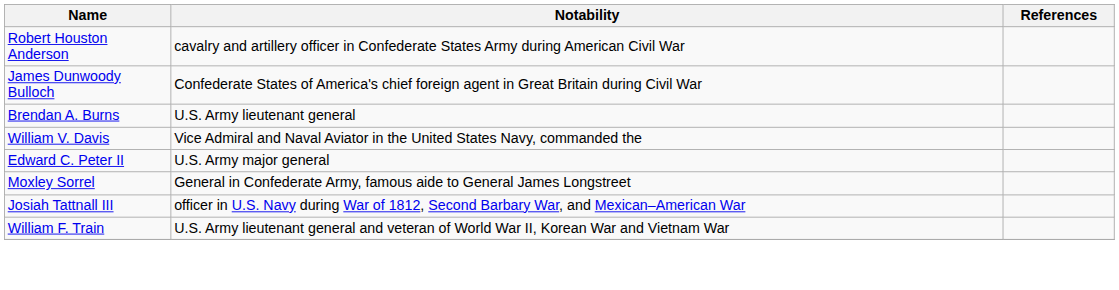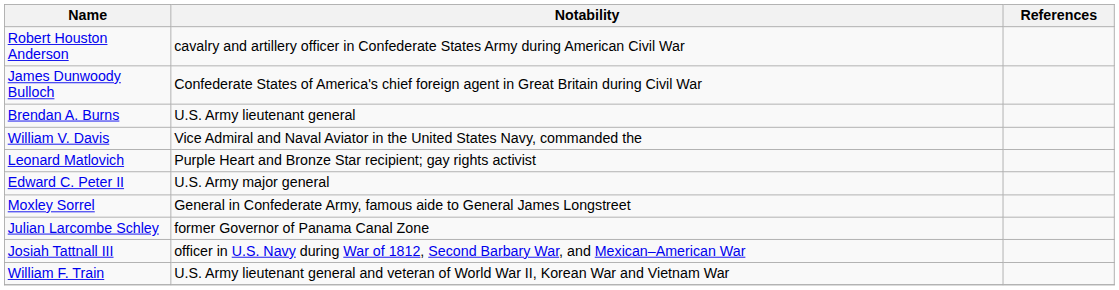+ row: (66, 160)
+ row: (83, 228)
